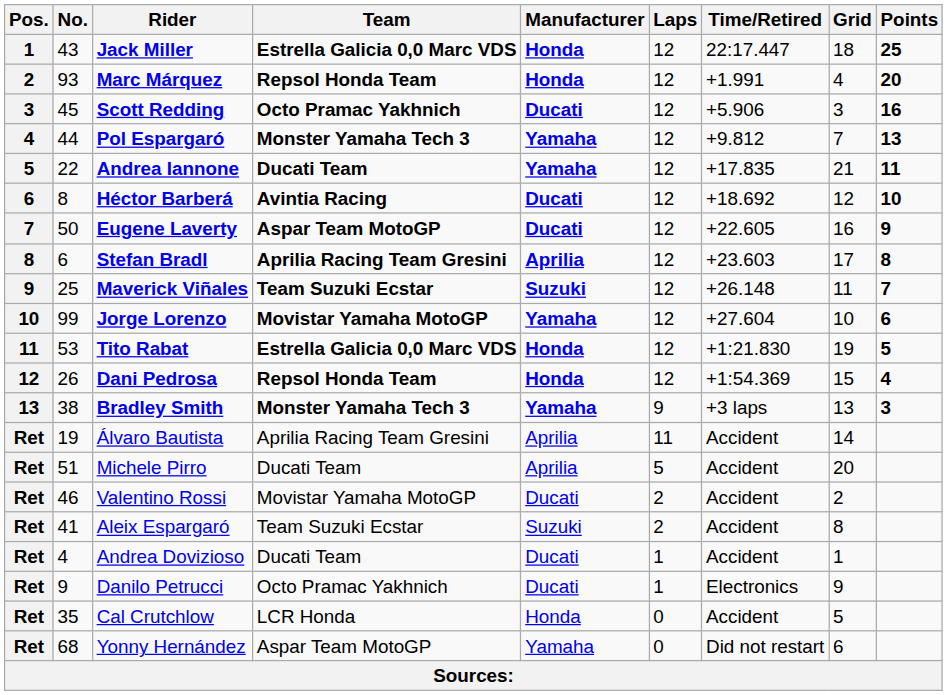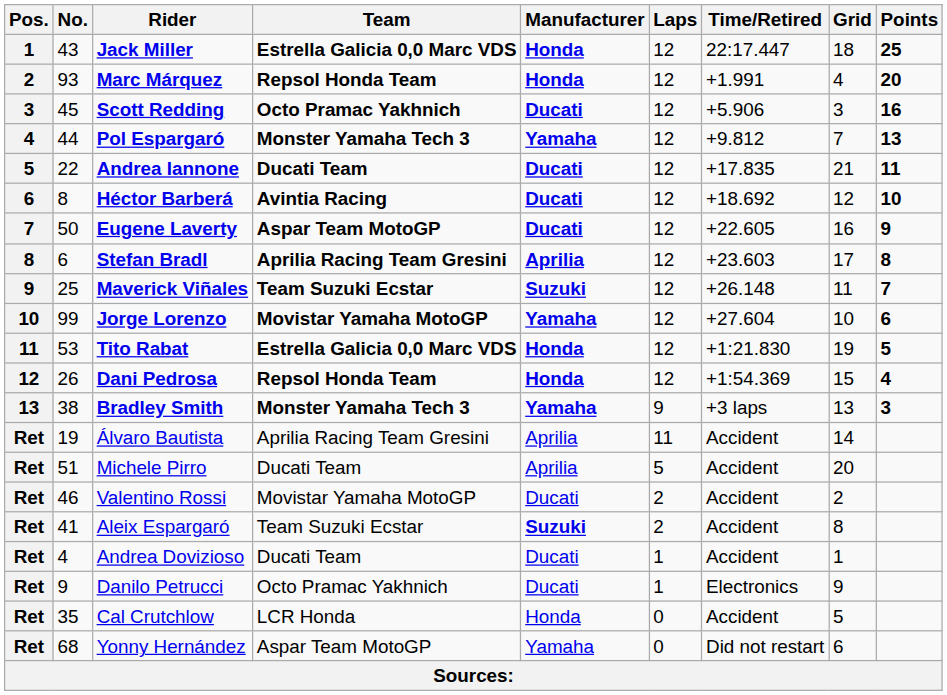(561, 169) Yamaha -> (554, 169) Ducati
(554, 527) normal -> (556, 527) bold
